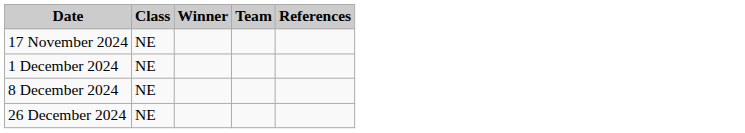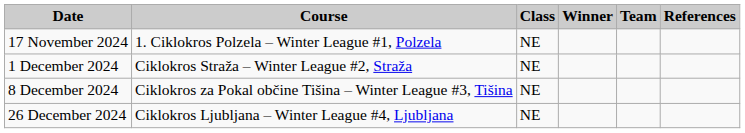+ column: (324, 16)
